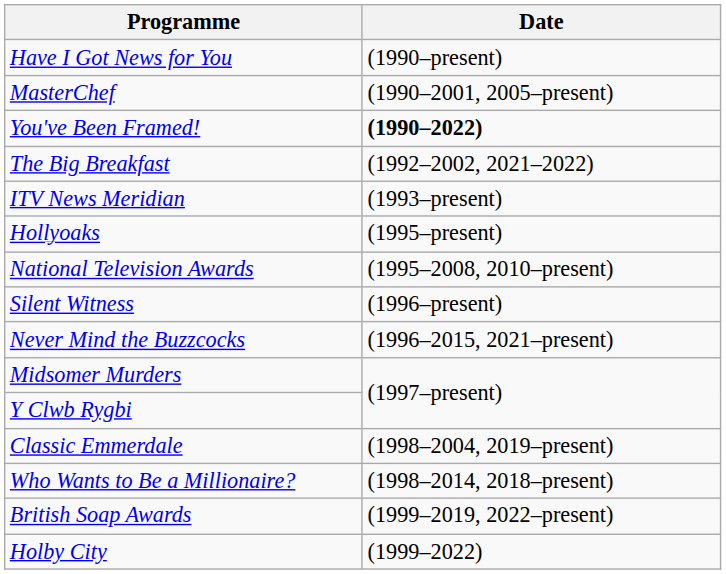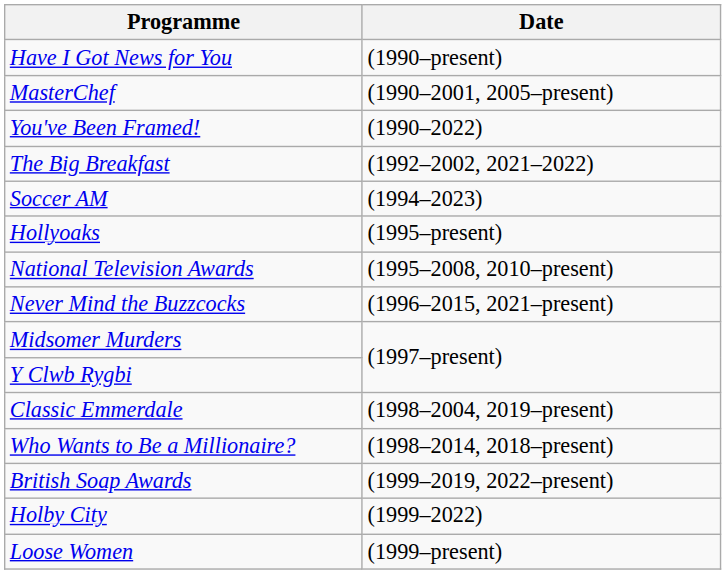(425, 127) bold -> (425, 127) normal
- row: (97, 198)
+ row: (59, 198)
- row: (72, 304)
+ row: (72, 551)
